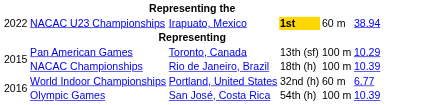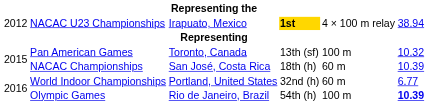(16, 23) 2022 -> (16, 23) 2012
(334, 23) 60 m -> (358, 23) 4 × 100 m relay
(367, 52) 10.29 -> (411, 52) 10.32
(219, 67) Rio de Janeiro, Brazil -> (220, 67) San José, Costa Rica
(337, 67) 100 m -> (334, 67) 60 m
(220, 96) San José, Costa Rica -> (219, 96) Rio de Janeiro, Brazil
(367, 96) normal -> (411, 96) bold
